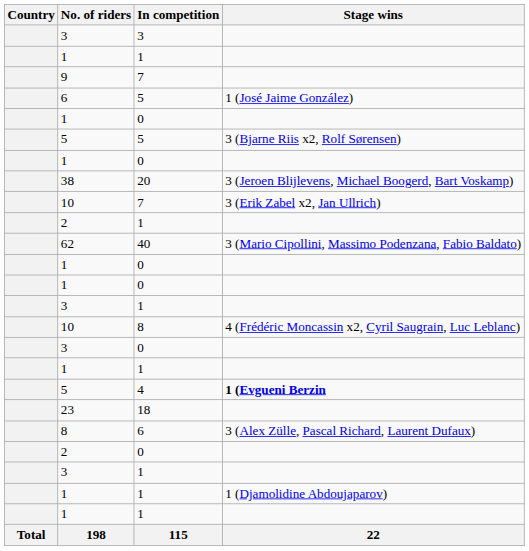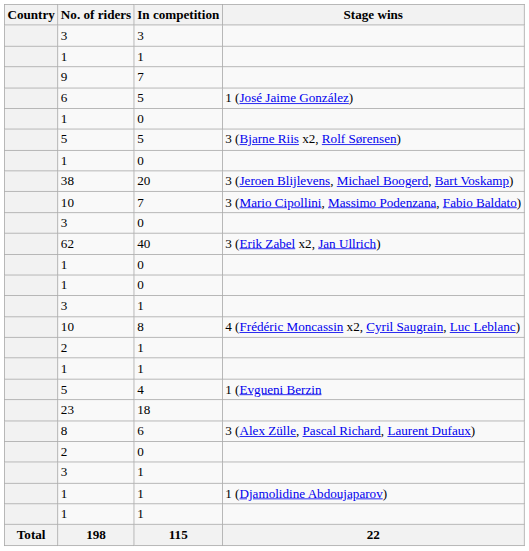(303, 202) 3 (Erik Zabel x2, Jan Ullrich) -> (373, 202) 3 (Mario Cipollini, Massimo Podenzana, Fabio Baldato)
rows swapped: (64, 222) <-> (64, 347)
(373, 243) 3 (Mario Cipollini, Massimo Podenzana, Fabio Baldato) -> (303, 243) 3 (Erik Zabel x2, Jan Ullrich)
(276, 389) bold -> (273, 389) normal
